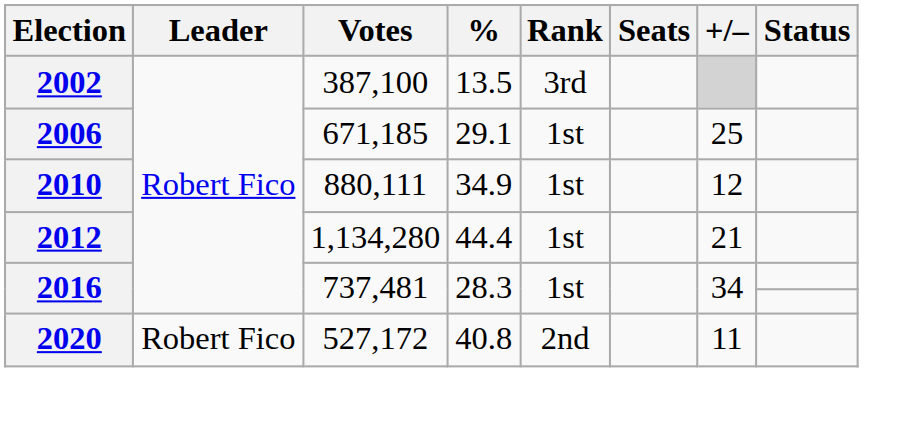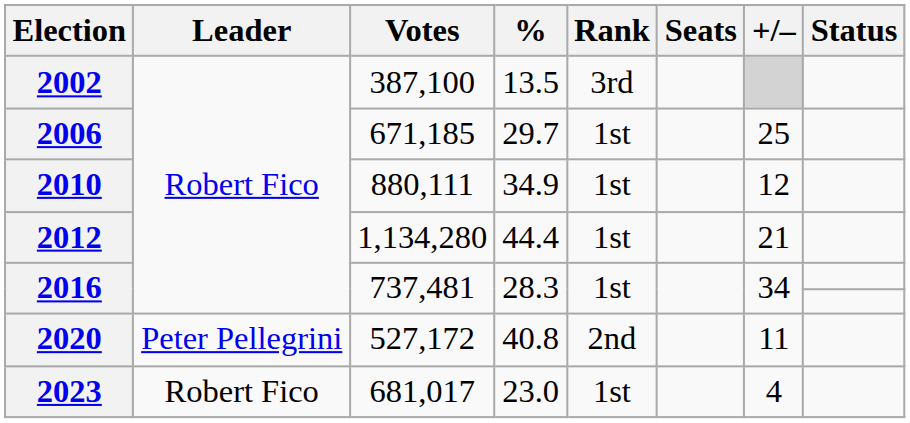(484, 133) 29.1 -> (531, 133) 29.7
(218, 339) Robert Fico -> (242, 339) Peter Pellegrini
+ row: (69, 390)
